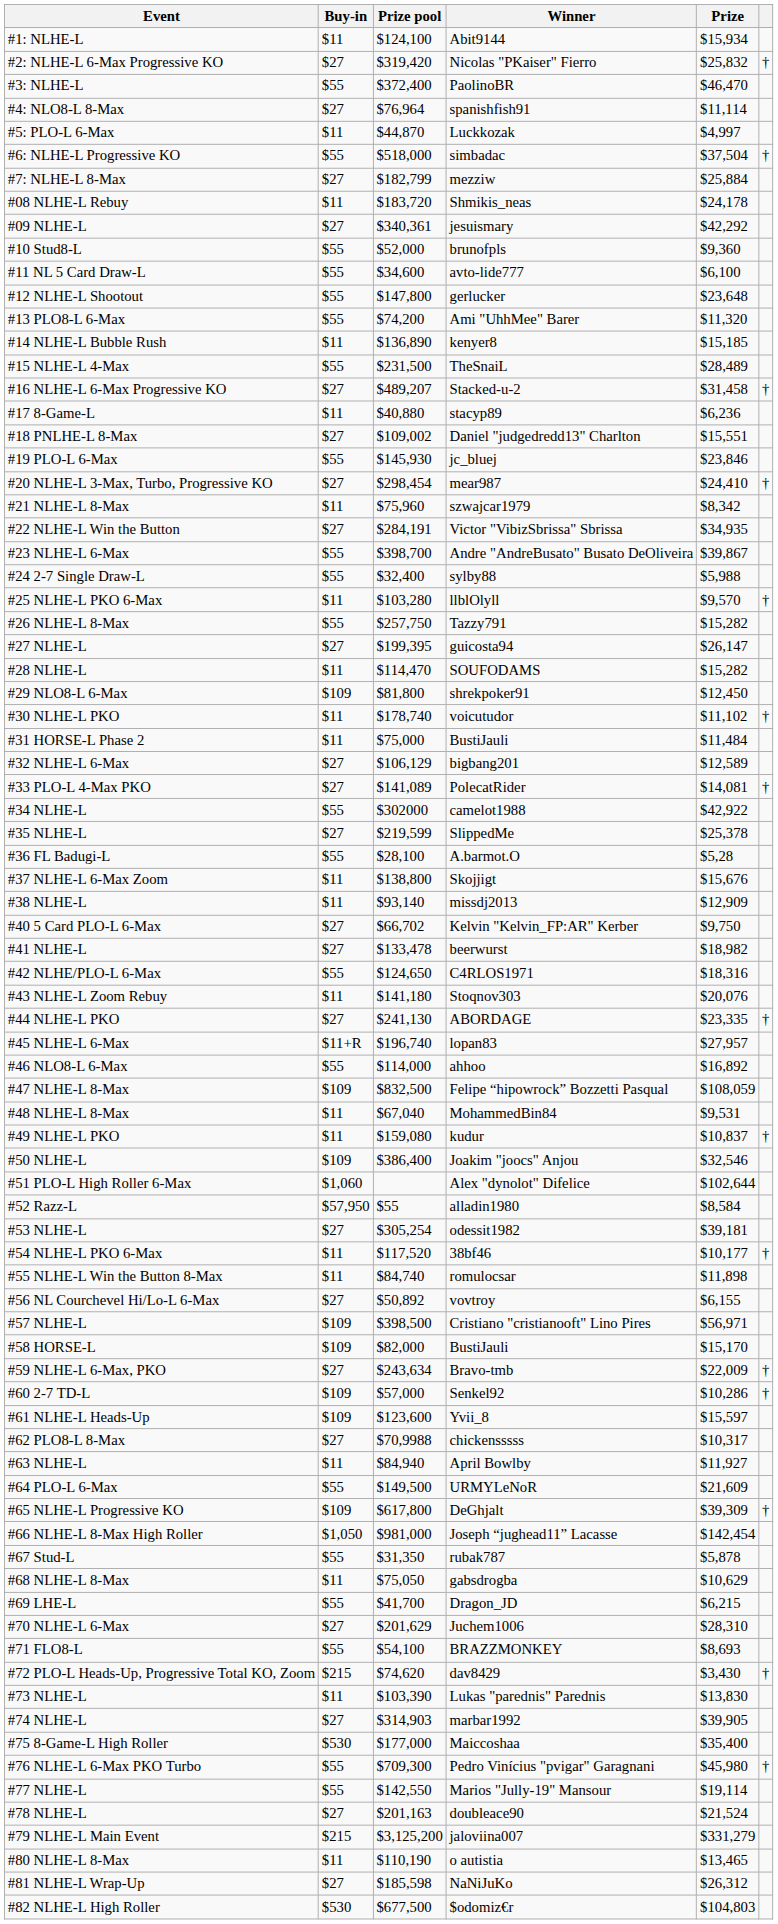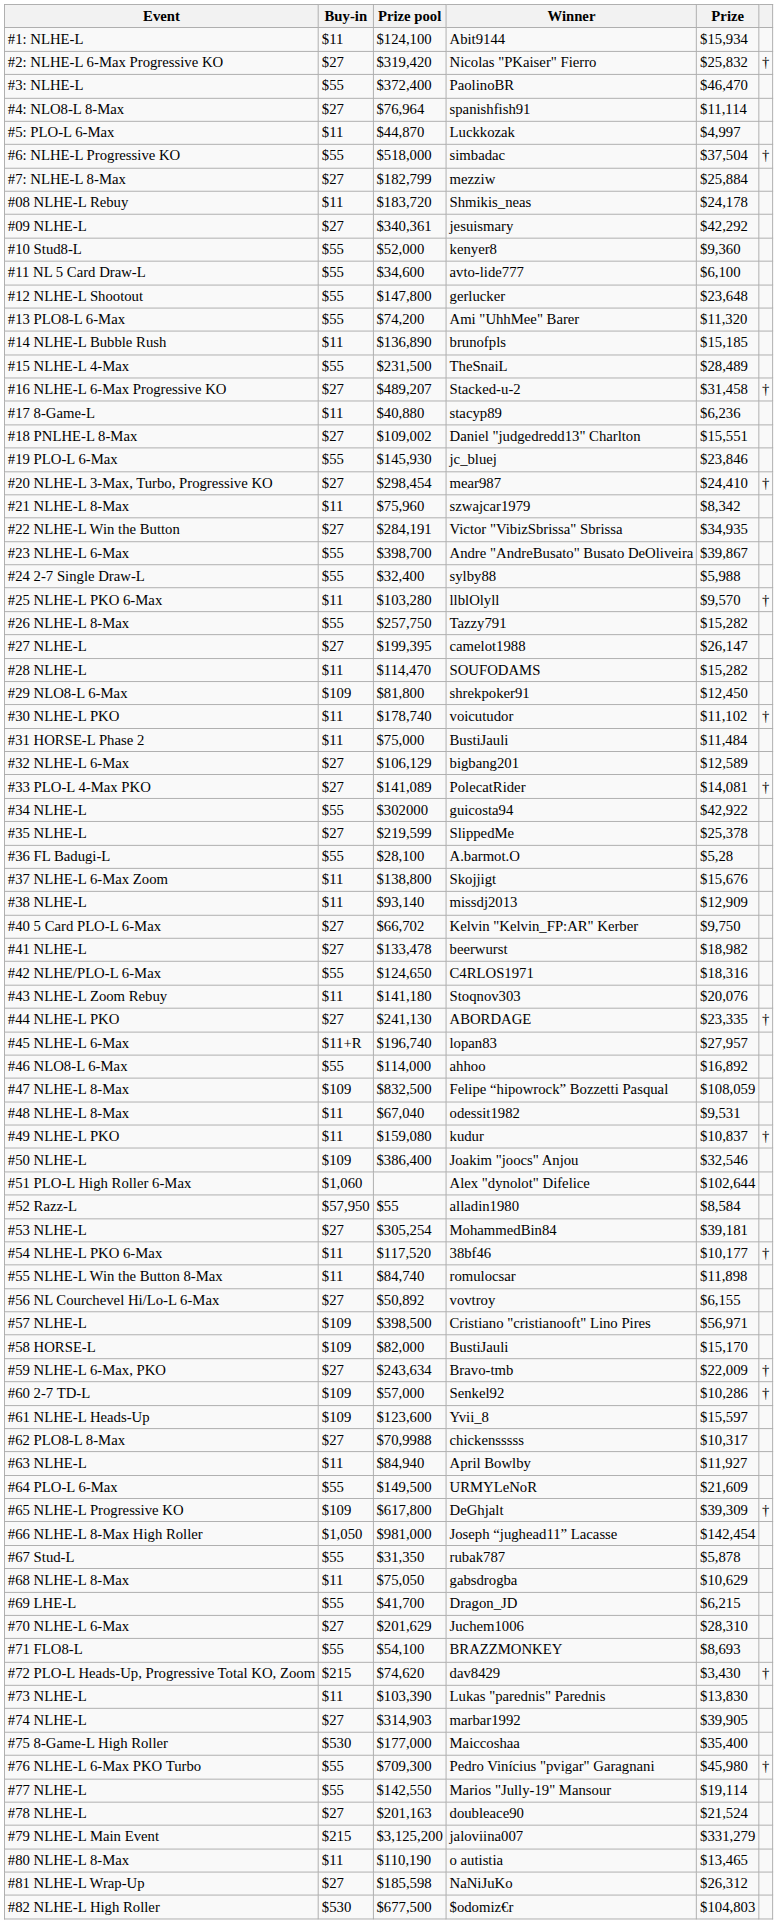(478, 249) brunofpls -> (473, 249) kenyer8
(473, 343) kenyer8 -> (478, 343) brunofpls
(481, 646) guicosta94 -> (488, 646) camelot1988
(488, 809) camelot1988 -> (481, 809) guicosta94
(503, 1113) MohammedBin84 -> (485, 1113) odessit1982
(485, 1230) odessit1982 -> (503, 1230) MohammedBin84
